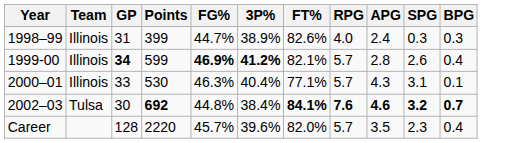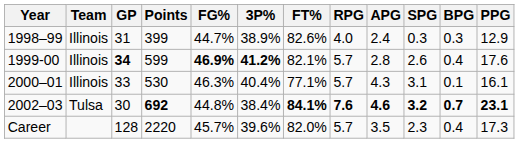+ column: (495, 15)
